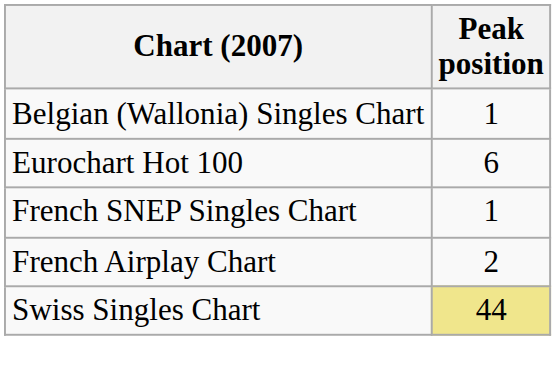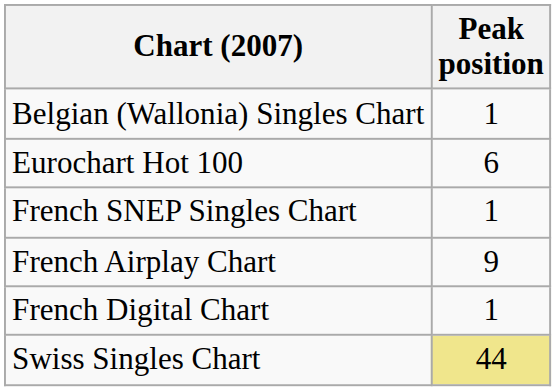(491, 260) 2 -> (491, 260) 9
+ row: (141, 310)
